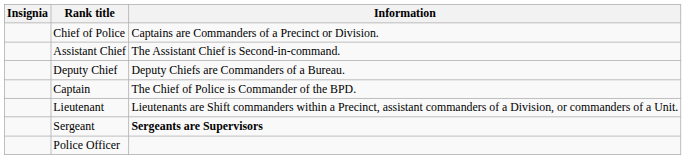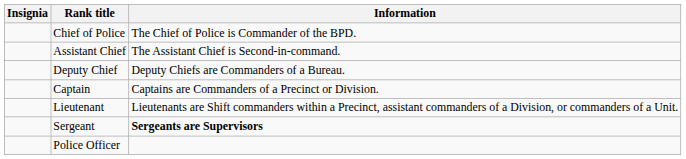(255, 32) Captains are Commanders of a Precinct or Division. -> (244, 32) The Chief of Police is Commander of the BPD.
(244, 88) The Chief of Police is Commander of the BPD. -> (255, 88) Captains are Commanders of a Precinct or Division.
